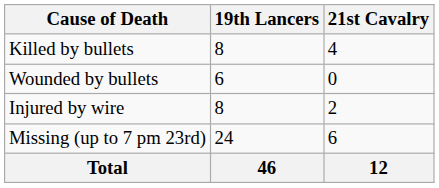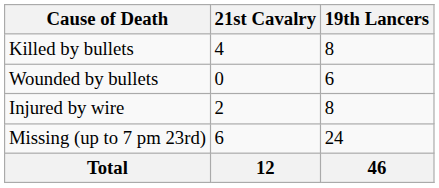columns swapped: (267, 19) <-> (378, 19)
